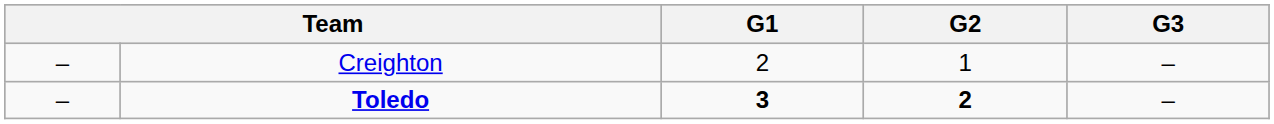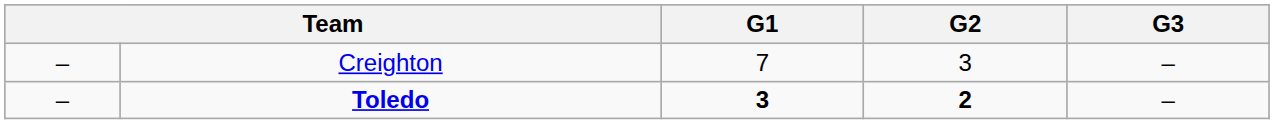(762, 62) 2 -> (762, 62) 7
(965, 62) 1 -> (965, 62) 3
